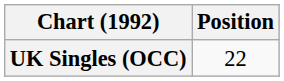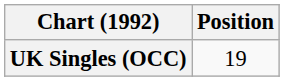(236, 57) 22 -> (236, 57) 19
